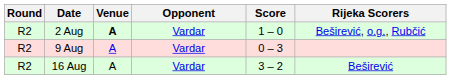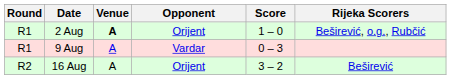(24, 31) R2 -> (24, 31) R1
(189, 31) Vardar -> (189, 31) Orijent
(24, 48) R2 -> (24, 48) R1
(189, 66) Vardar -> (189, 66) Orijent
